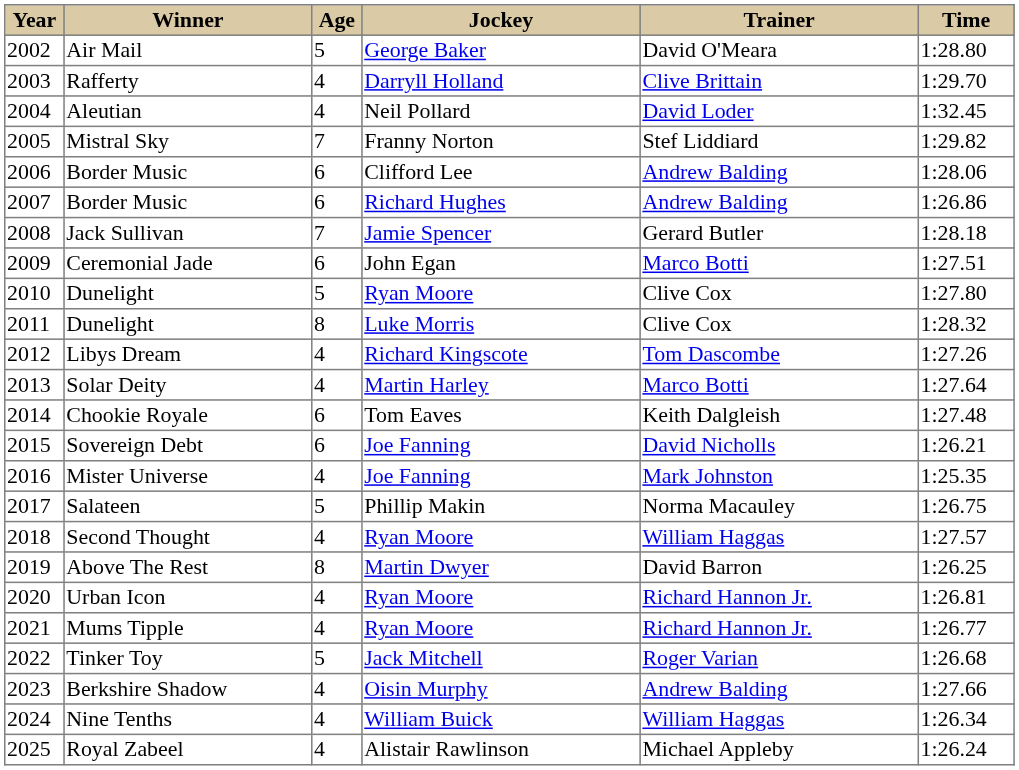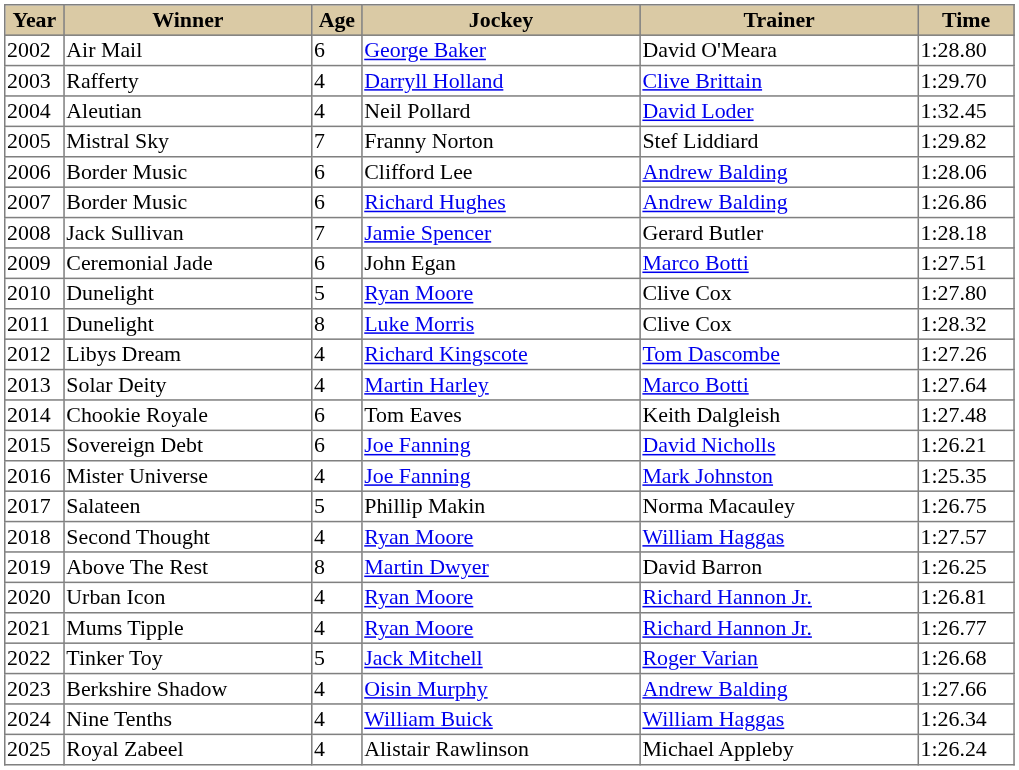(320, 50) 5 -> (320, 50) 6
